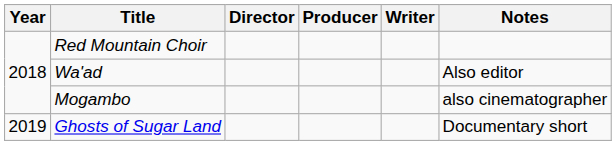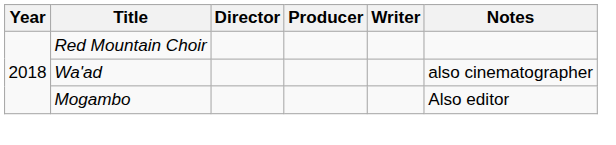(483, 72) Also editor -> (511, 72) also cinematographer
(525, 99) also cinematographer -> (469, 99) Also editor
- row: (138, 126)
